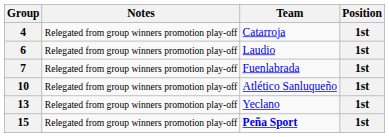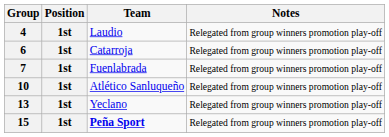columns swapped: (362, 13) <-> (141, 13)
(264, 31) Catarroja -> (106, 31) Laudio
(259, 50) Laudio -> (111, 50) Catarroja
